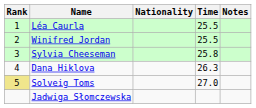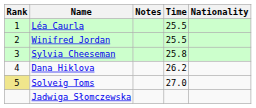columns swapped: (164, 11) <-> (235, 11)
(208, 68) 26.3 -> (176, 68) 26.2
